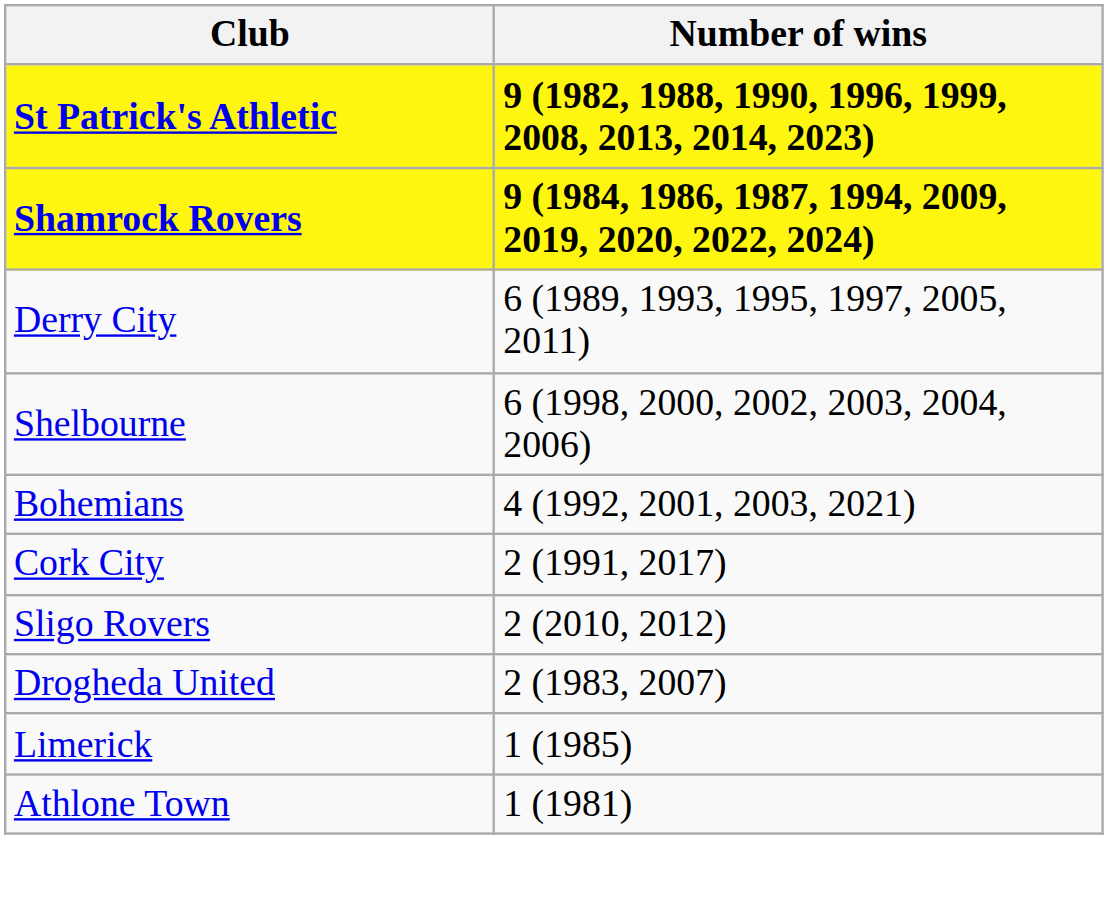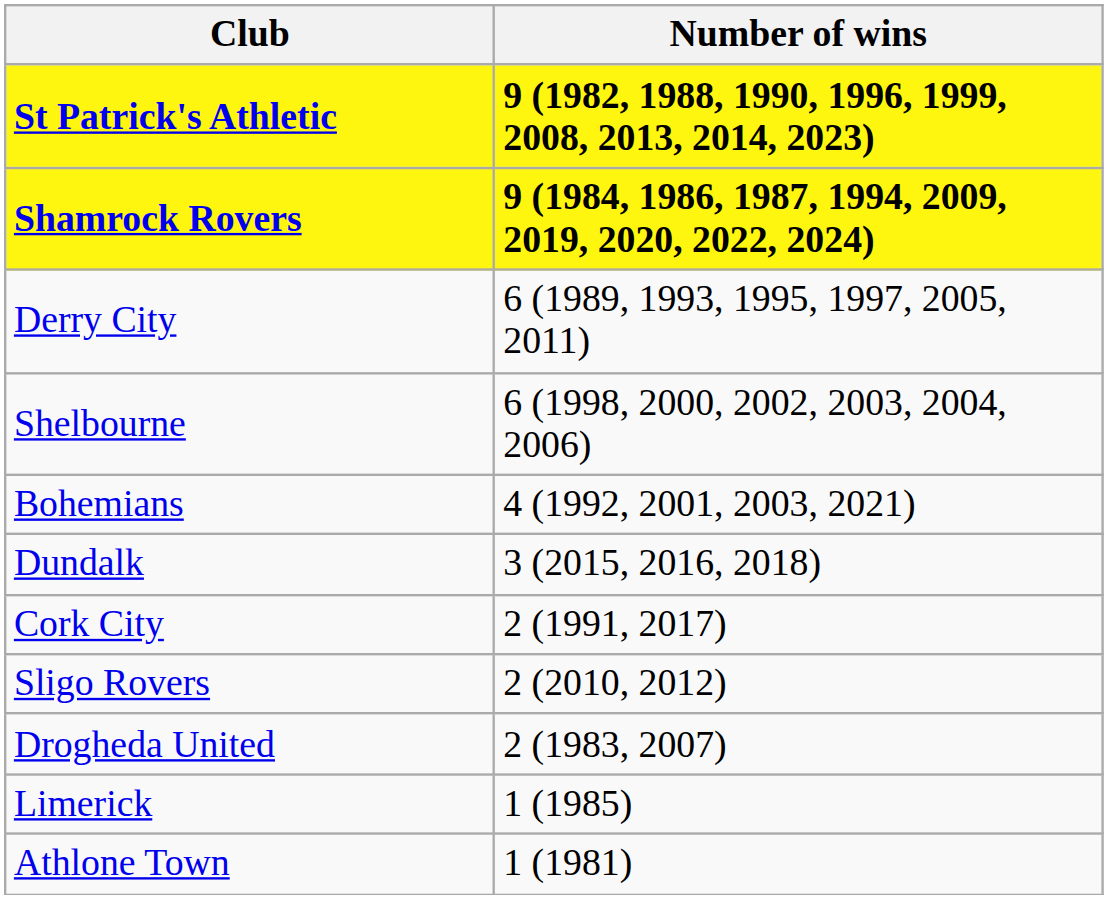+ row: (79, 563)
